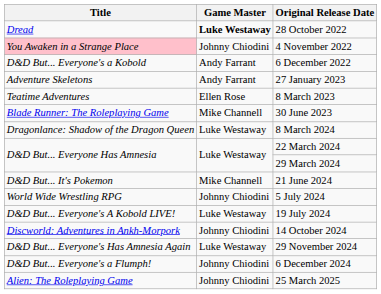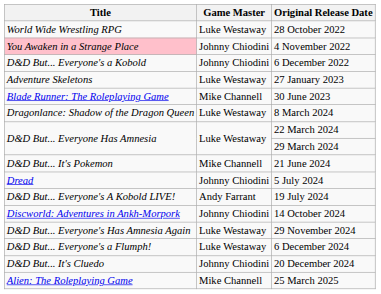(20, 29) Dread -> (64, 29) World Wide Wrestling RPG
(235, 29) bold -> (233, 29) normal
(227, 63) Andy Farrant -> (234, 63) Johnny Chiodini
(227, 79) Andy Farrant -> (233, 79) Luke Westaway
- row: (305, 96)
(64, 197) World Wide Wrestling RPG -> (20, 180) Dread
(233, 213) Luke Westaway -> (227, 197) Andy Farrant
(234, 264) Johnny Chiodini -> (233, 247) Luke Westaway
+ row: (314, 264)
(234, 280) Johnny Chiodini -> (231, 280) Mike Channell
